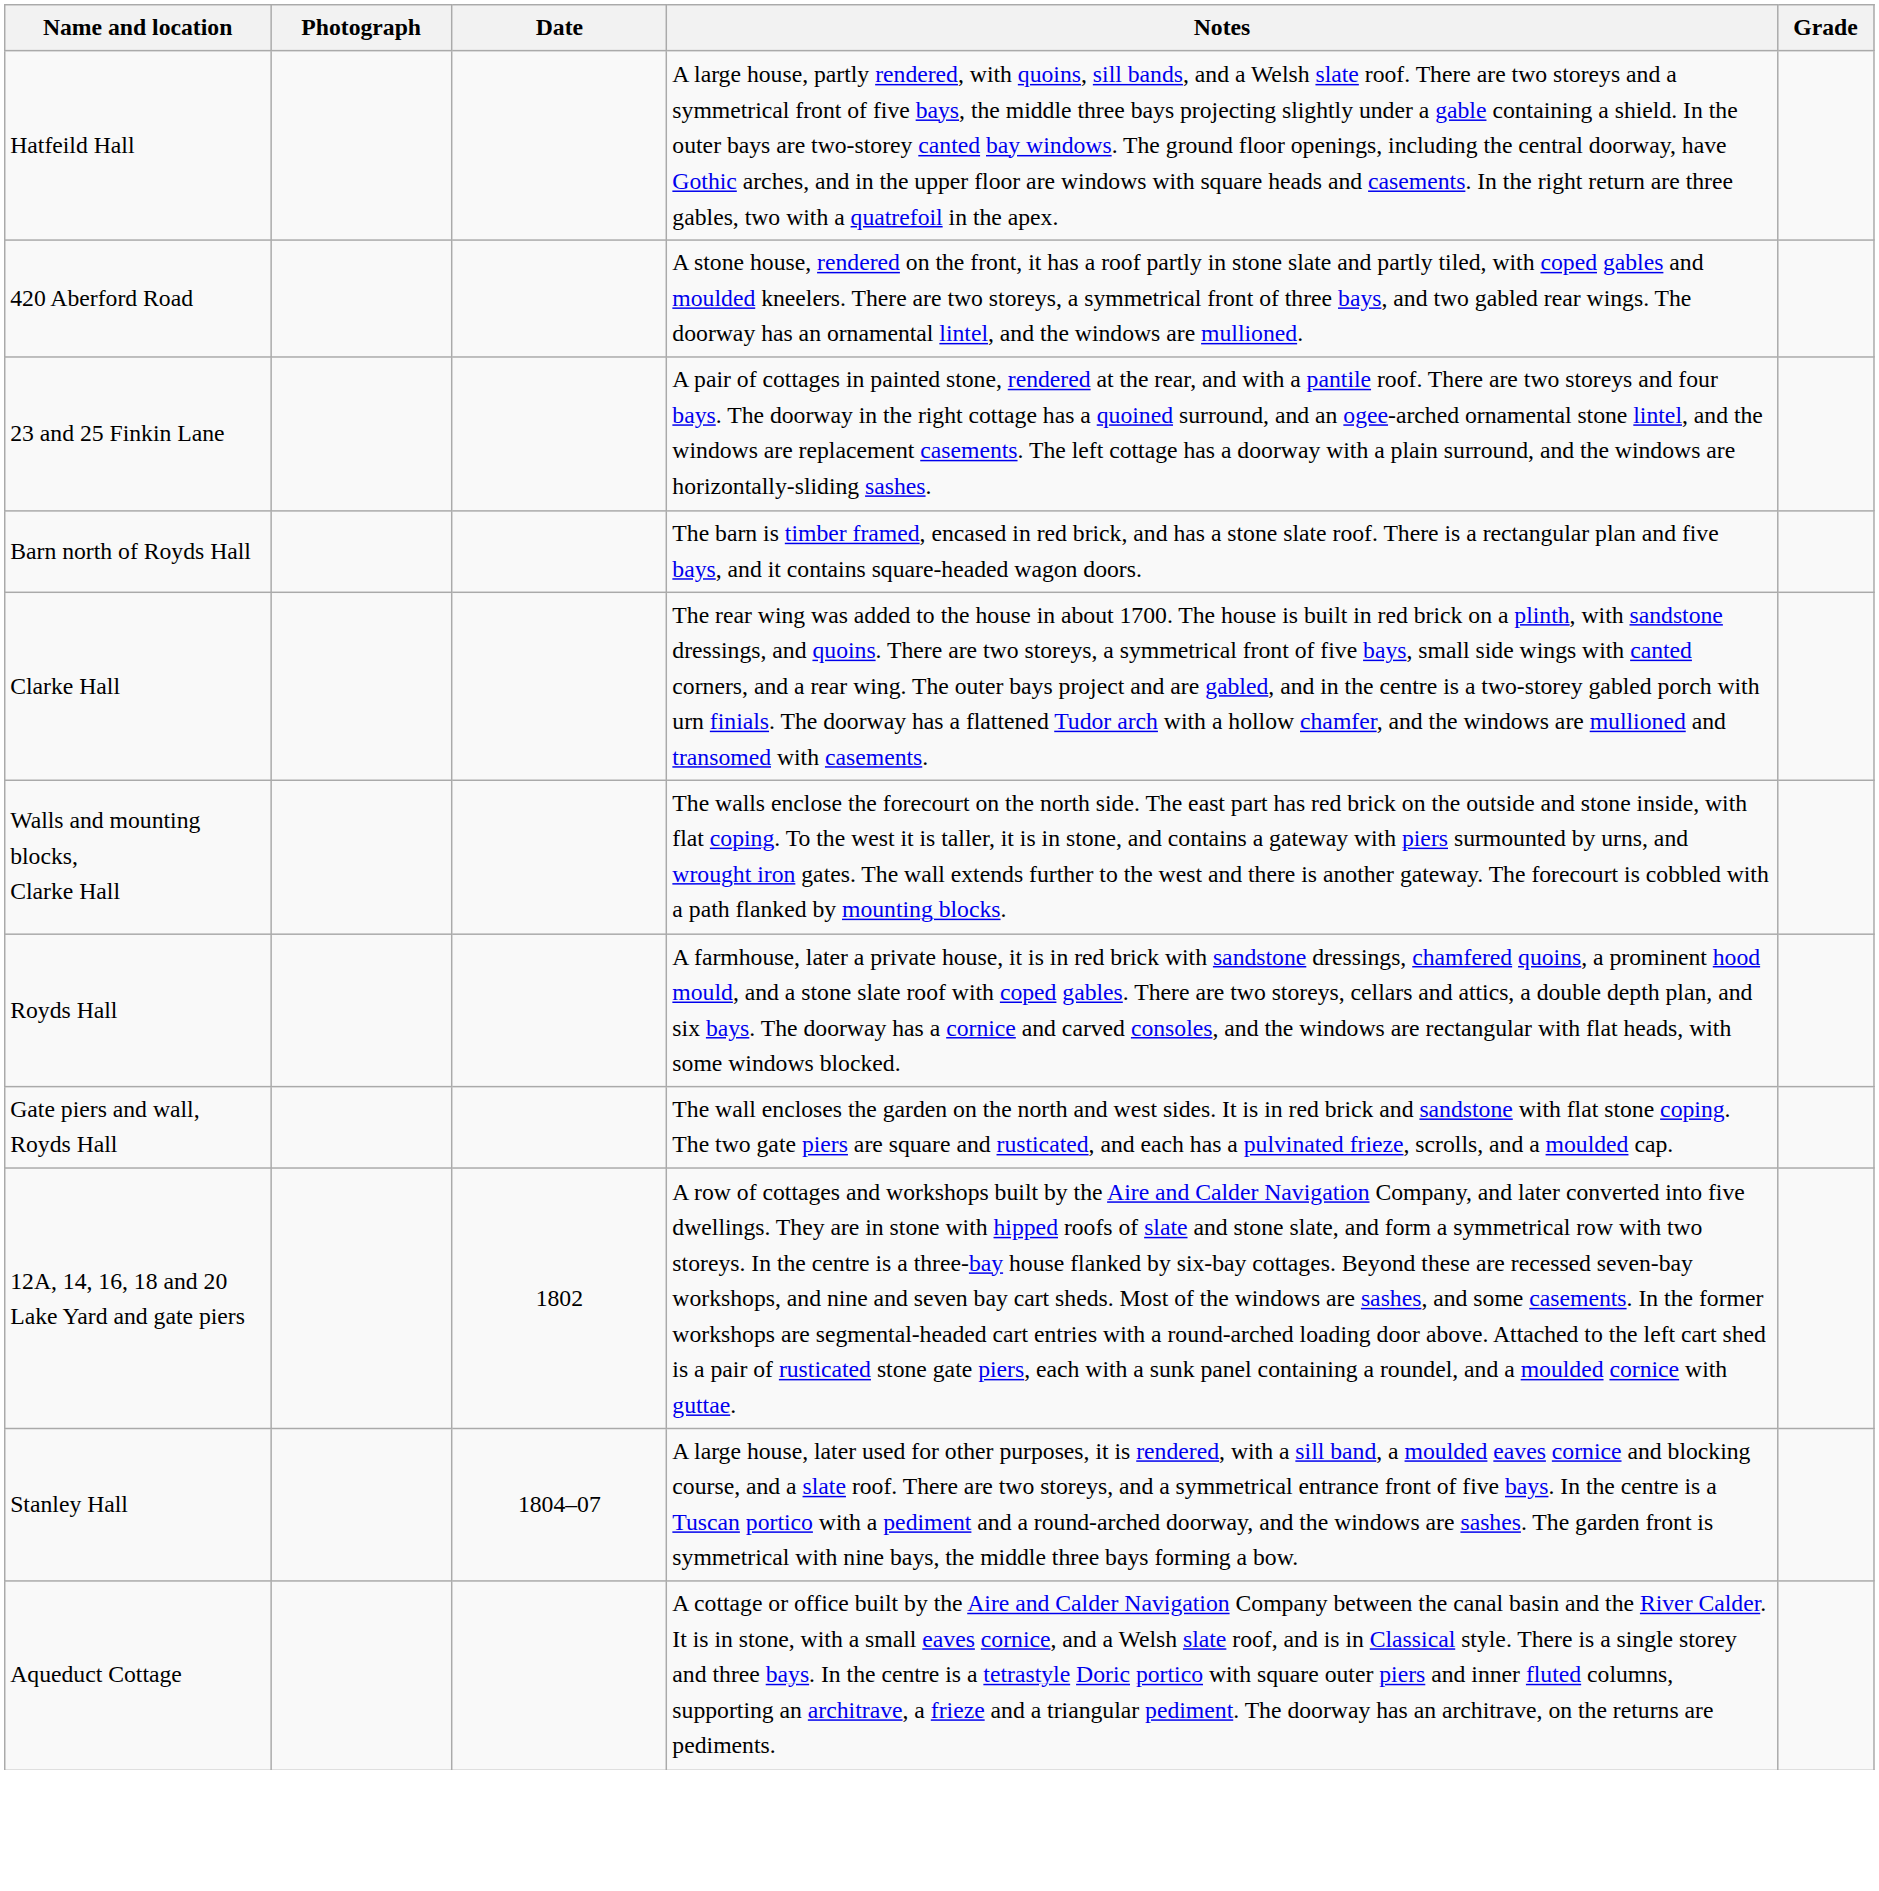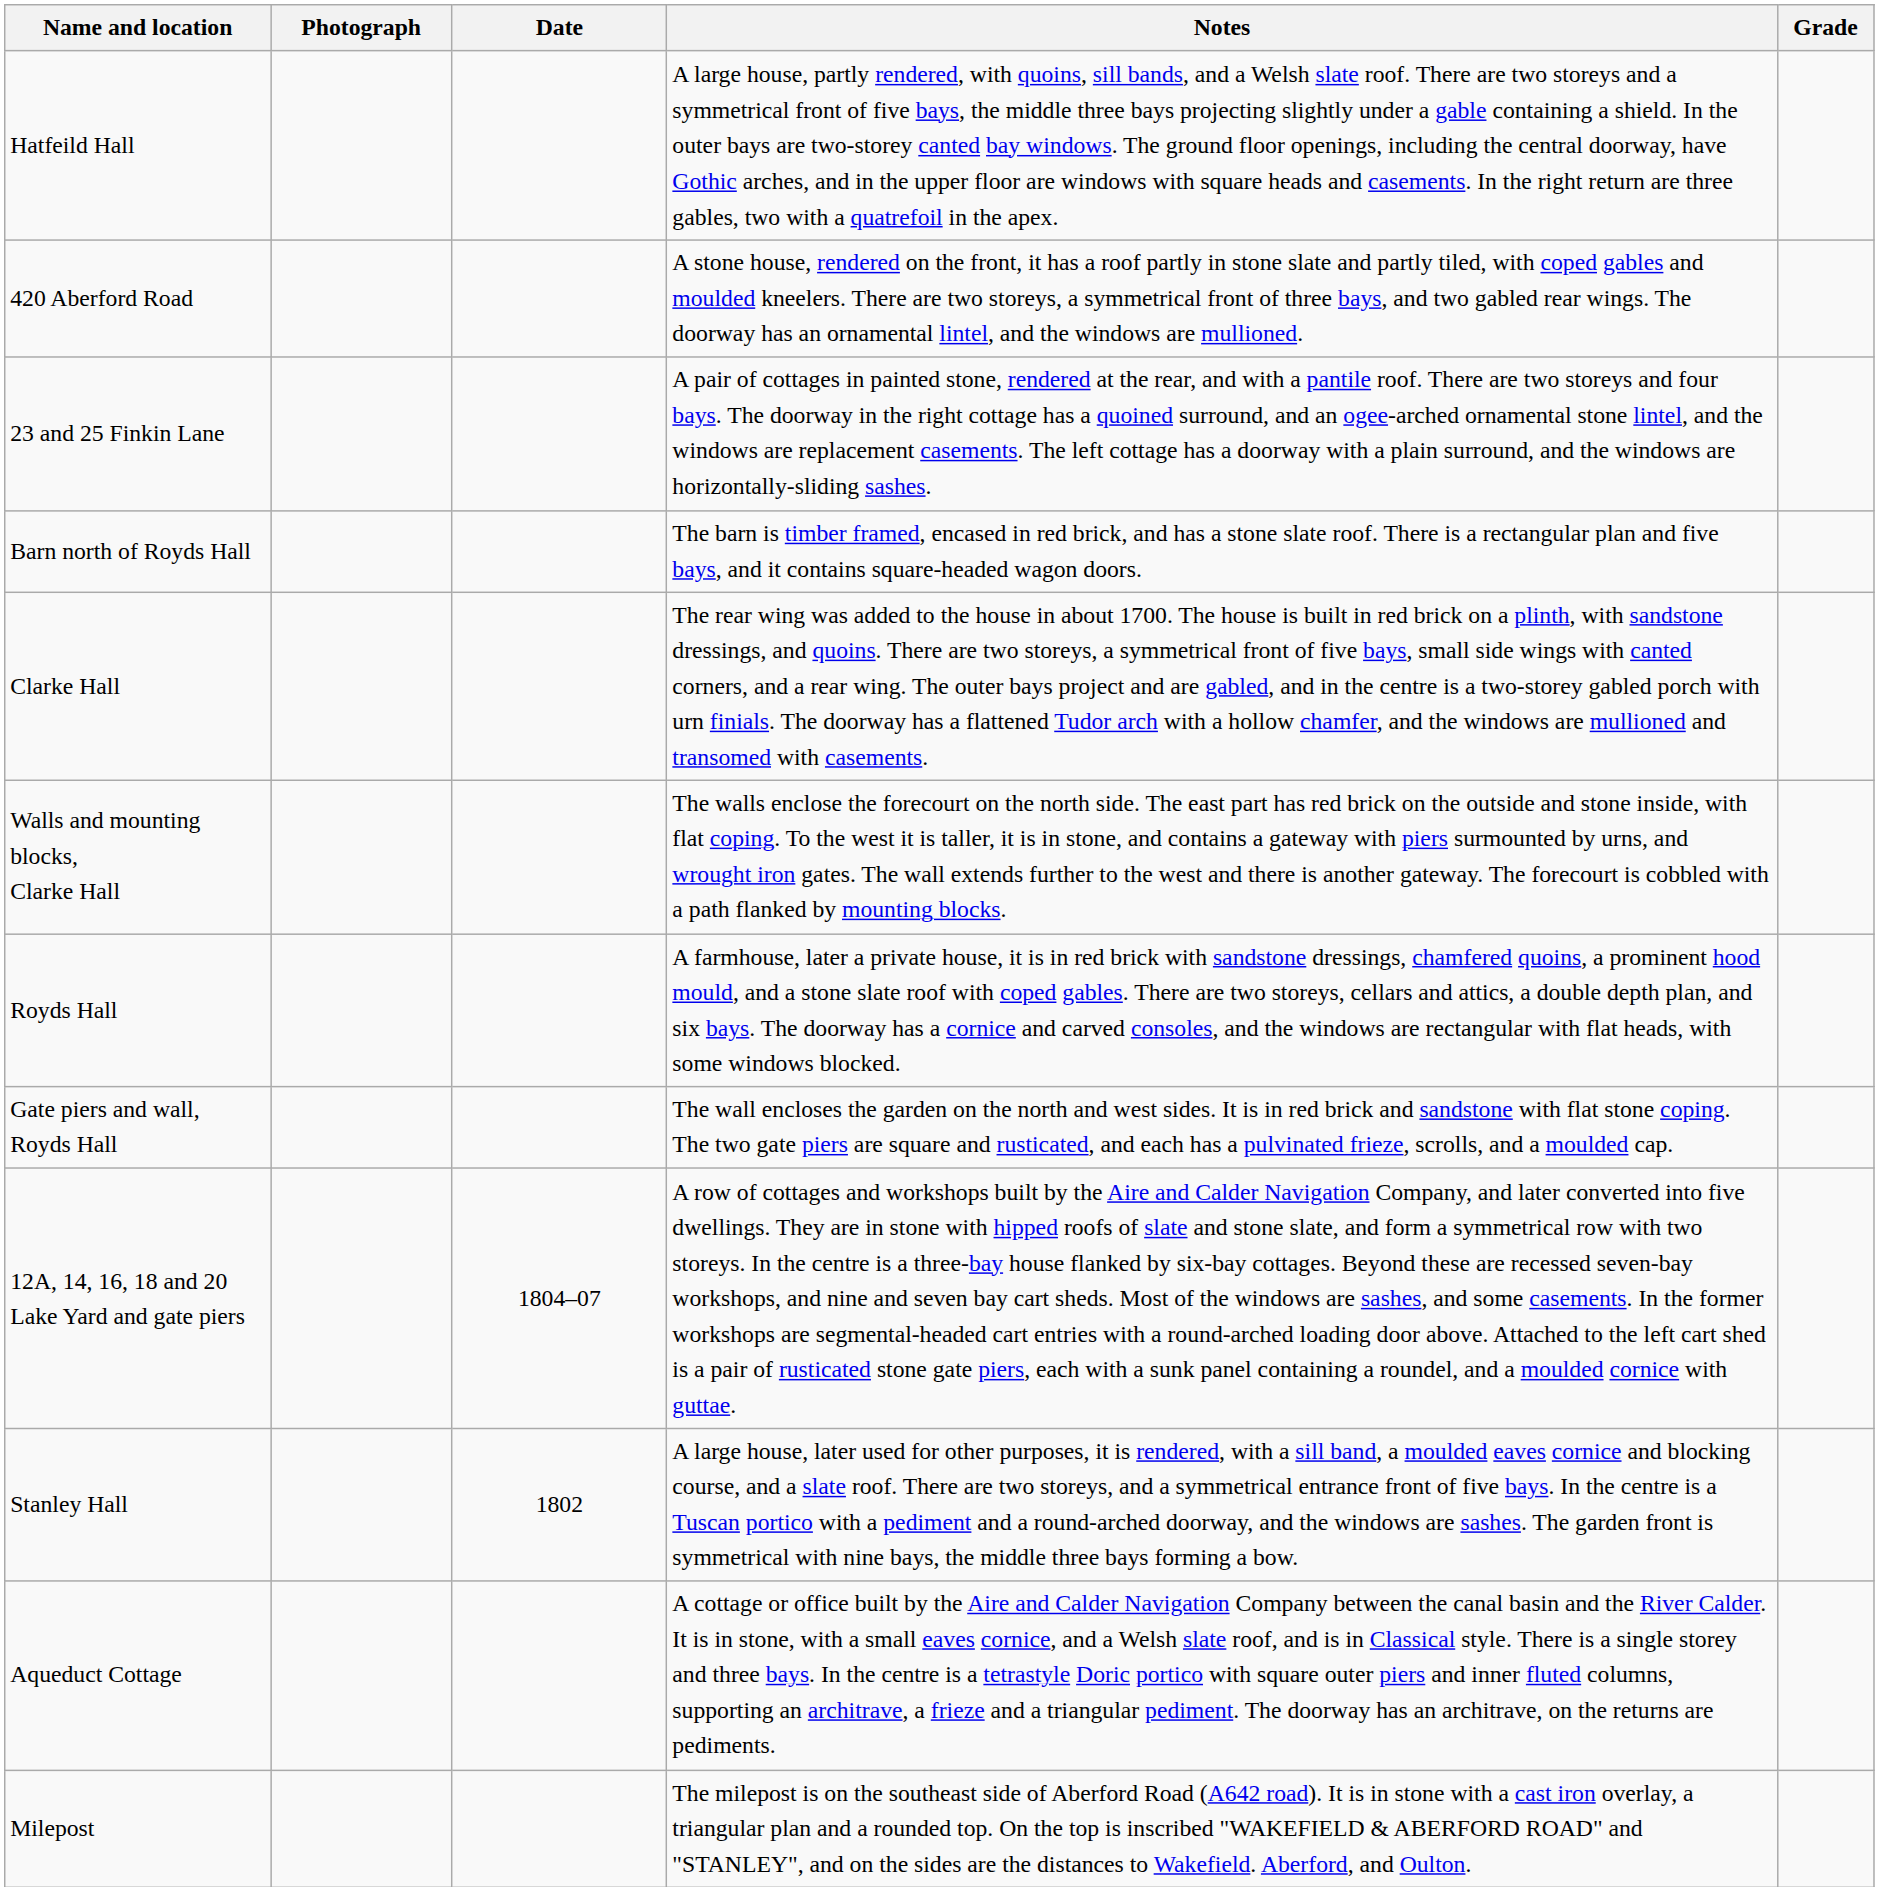(559, 1298) 1802 -> (559, 1298) 1804–07
(559, 1504) 1804–07 -> (559, 1504) 1802
+ row: (52, 1828)
